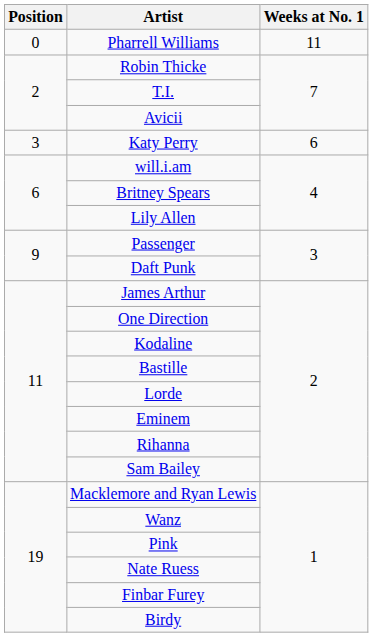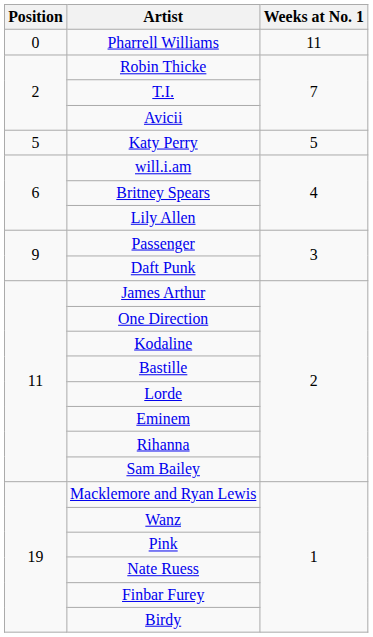(35, 142) 3 -> (35, 142) 5
(314, 142) 6 -> (314, 142) 5
